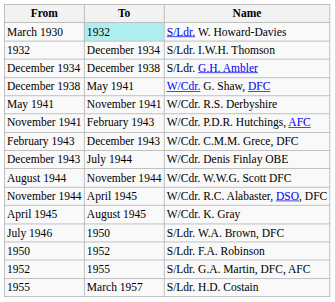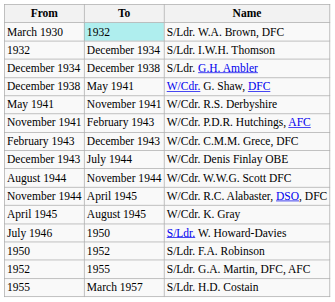(227, 31) S/Ldr. W. Howard-Davies -> (225, 31) S/Ldr. W.A. Brown, DFC
(225, 232) S/Ldr. W.A. Brown, DFC -> (227, 232) S/Ldr. W. Howard-Davies
